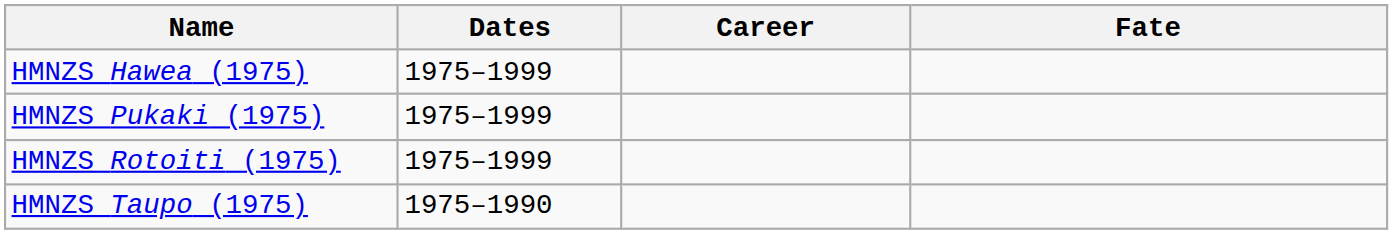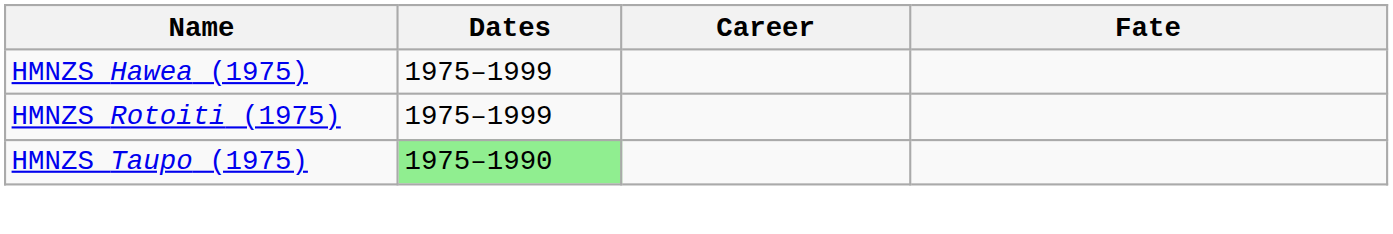- row: (168, 117)
(479, 206) no background -> (479, 162) lightgreen background
